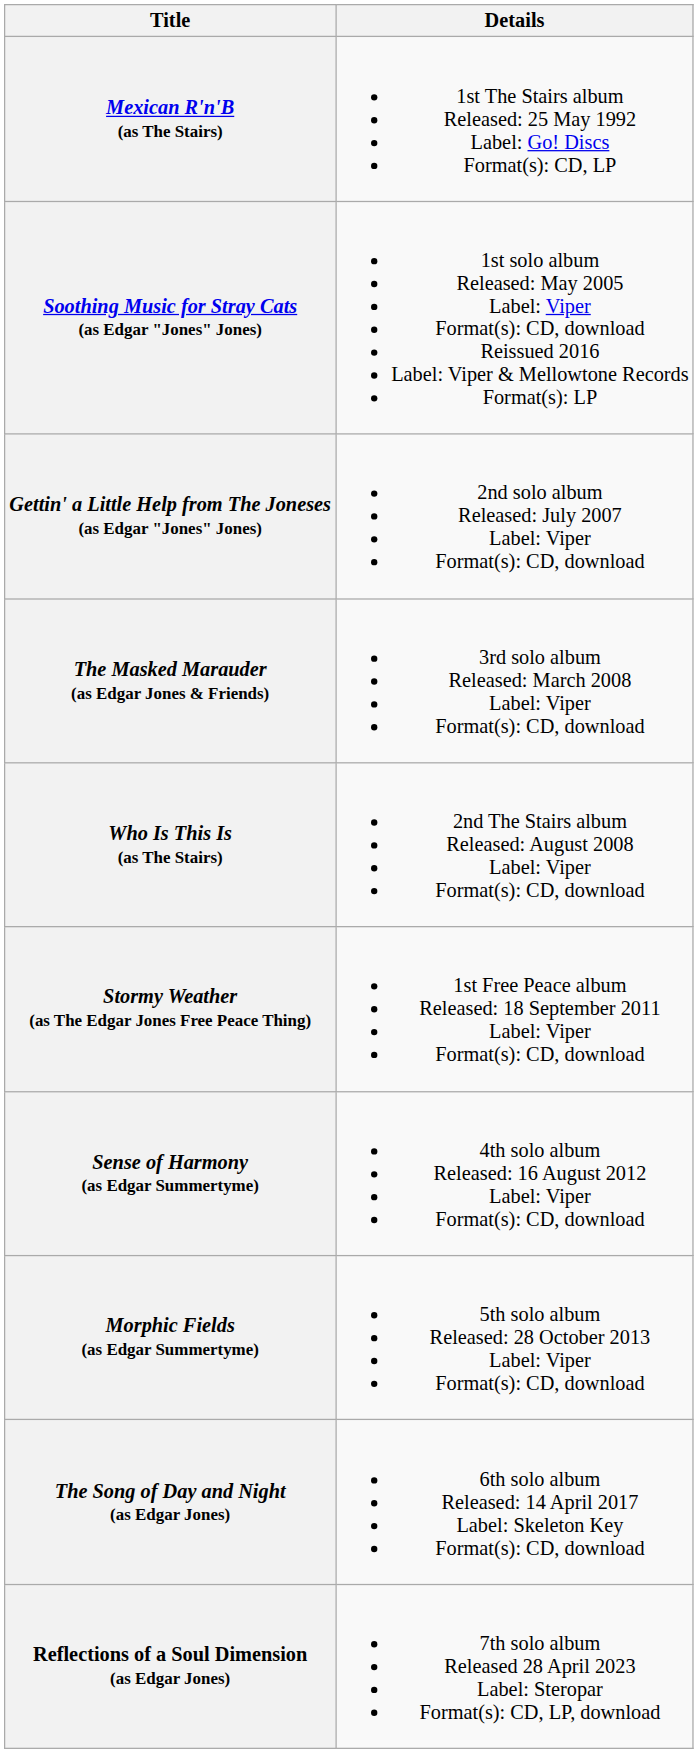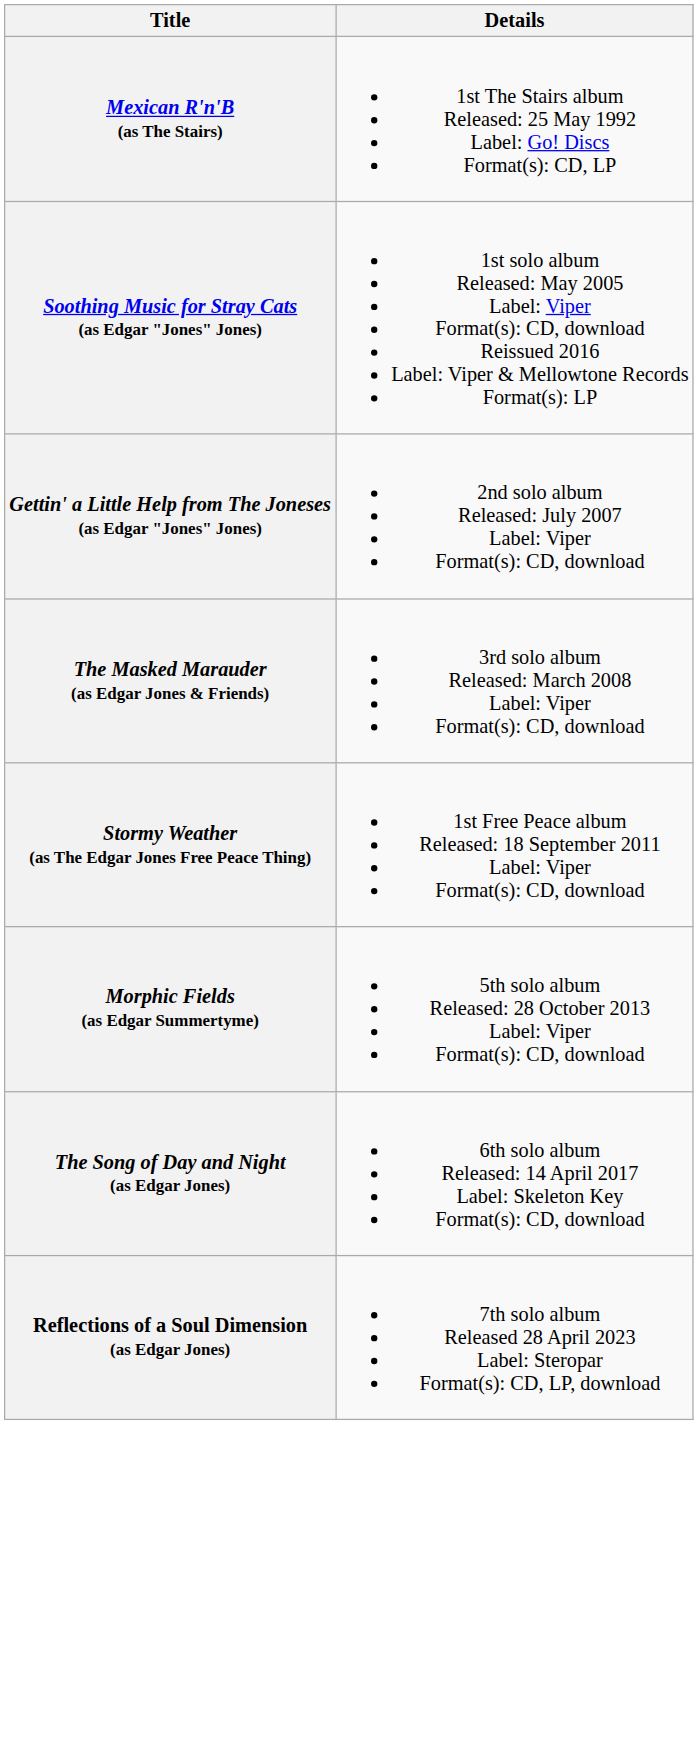- row: (170, 844)
- row: (170, 1173)
